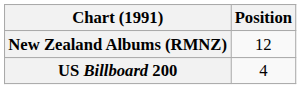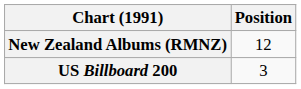(263, 70) 4 -> (263, 70) 3
